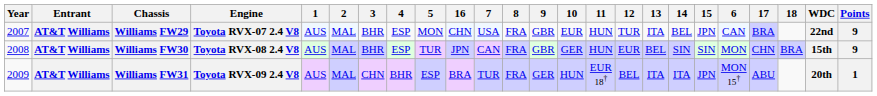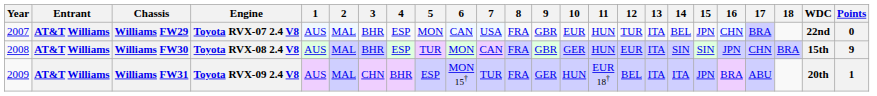columns swapped: (734, 13) <-> (460, 13)
(855, 31) 9 -> (852, 31) 0
(656, 49) BEL -> (656, 49) ITA
